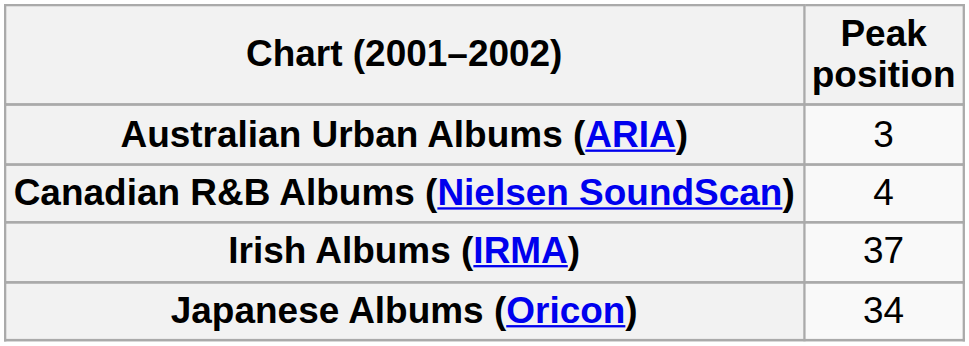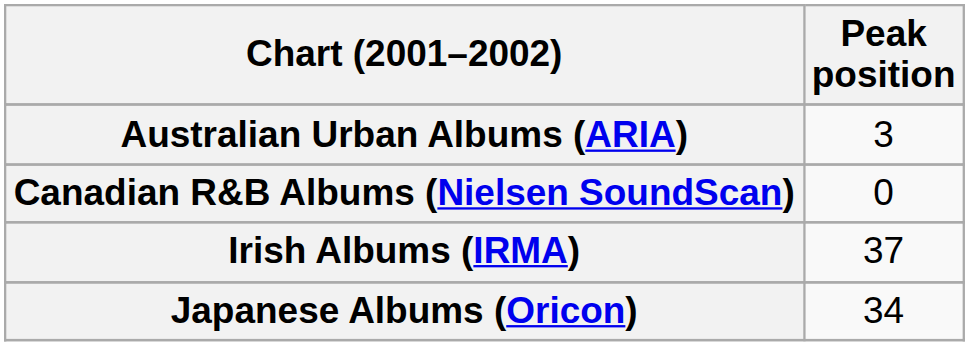(884, 192) 4 -> (884, 192) 0
